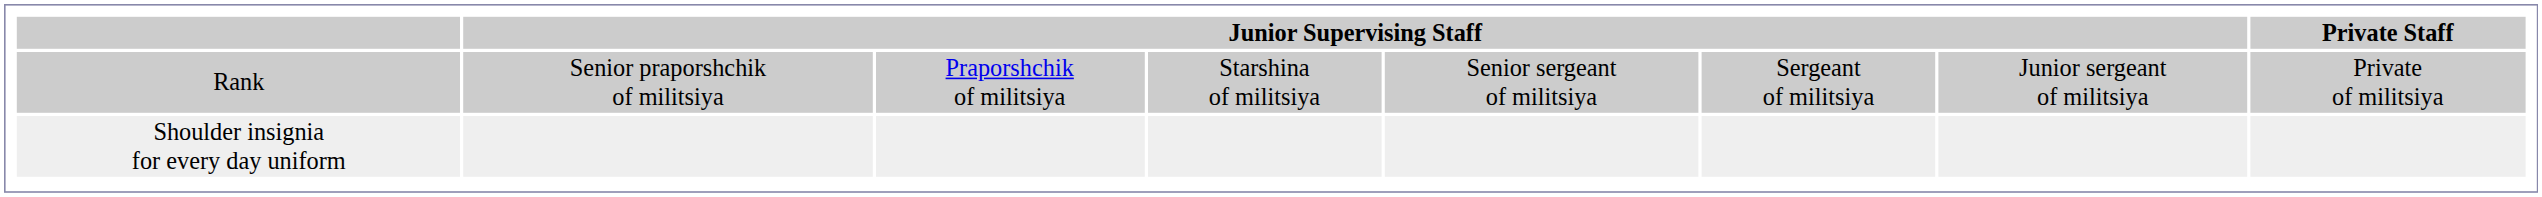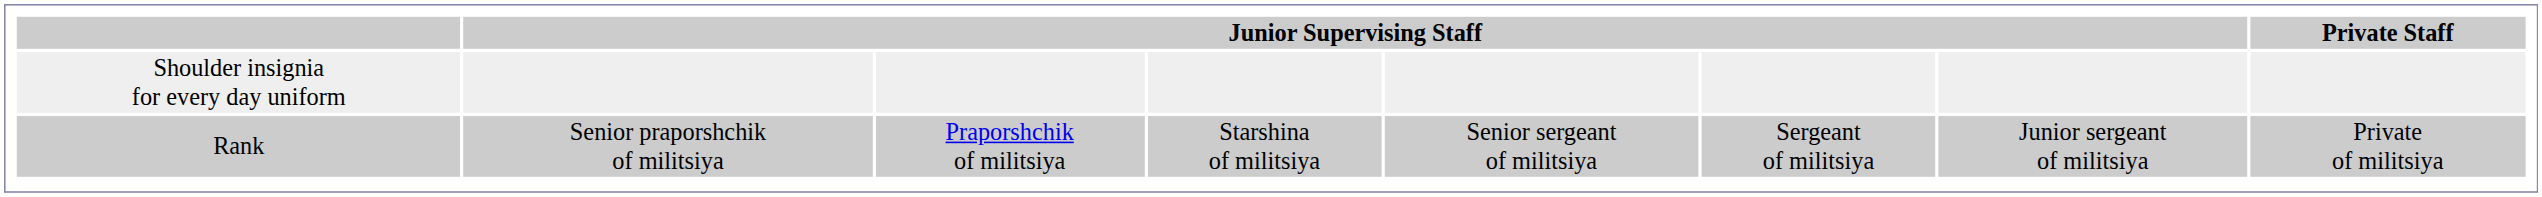rows swapped: (239, 146) <-> (239, 82)
